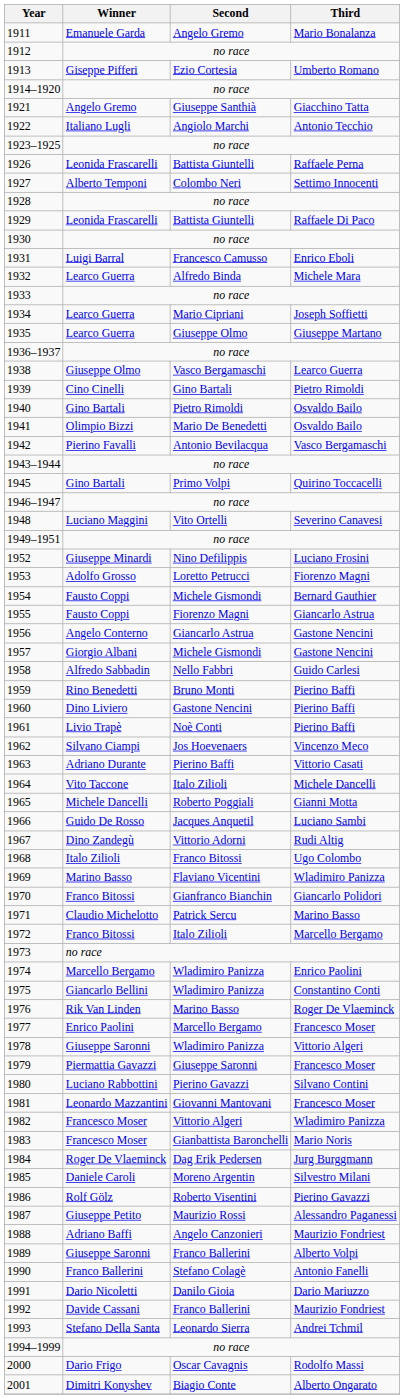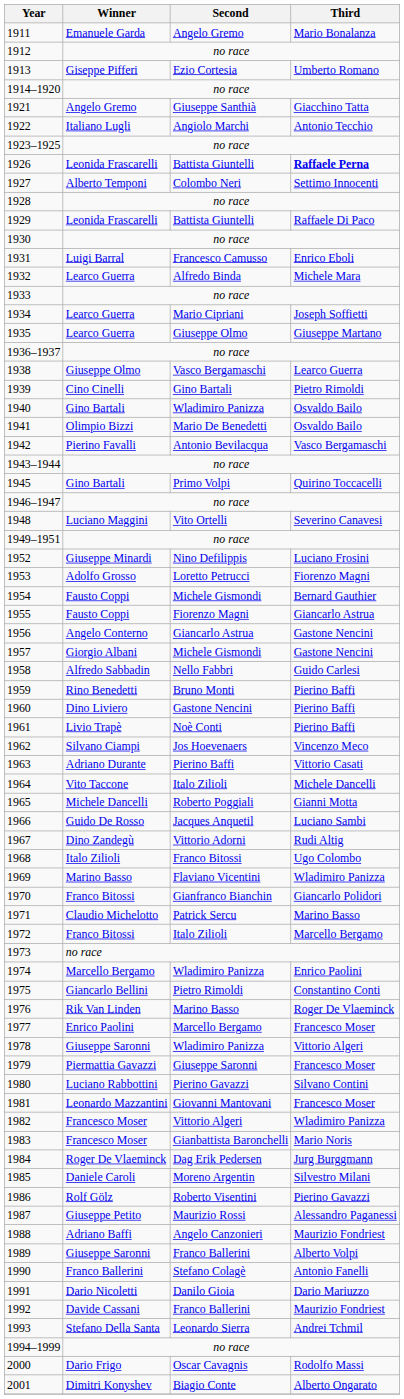(329, 164) normal -> (331, 164) bold
(208, 408) Pietro Rimoldi -> (218, 408) Wladimiro Panizza
(218, 990) Wladimiro Panizza -> (208, 990) Pietro Rimoldi
